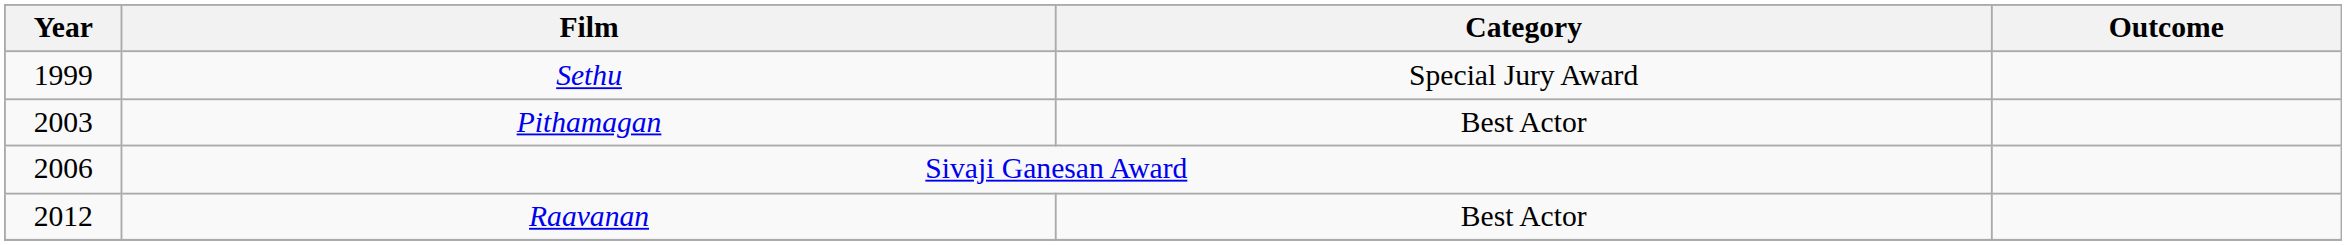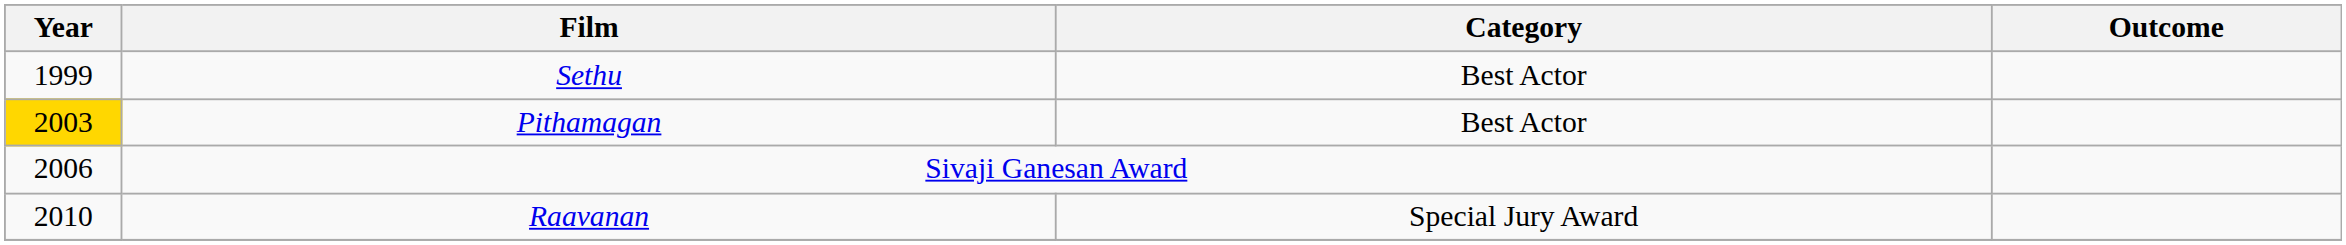(1524, 74) Special Jury Award -> (1524, 74) Best Actor
(63, 121) no background -> (63, 121) gold background
(63, 215) 2012 -> (63, 215) 2010
(1524, 215) Best Actor -> (1524, 215) Special Jury Award
